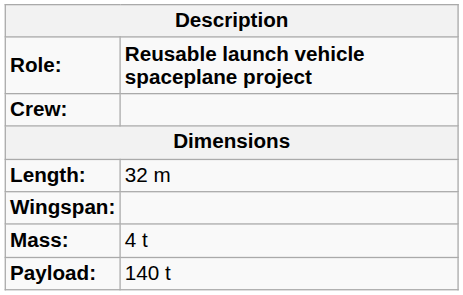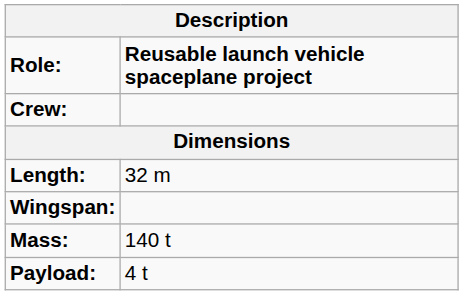(136, 240) 4 t -> (148, 240) 140 t
(148, 273) 140 t -> (136, 273) 4 t
